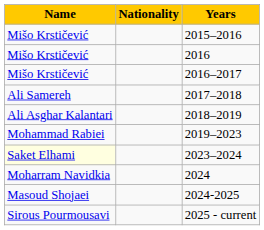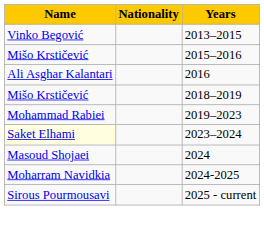+ row: (213, 34)
(48, 54) Mišo Krstičević -> (60, 74) Ali Asghar Kalantari
- row: (213, 74)
- row: (213, 94)
(60, 114) Ali Asghar Kalantari -> (48, 94) Mišo Krstičević
(59, 174) Moharram Navidkia -> (48, 154) Masoud Shojaei
(48, 194) Masoud Shojaei -> (59, 174) Moharram Navidkia
